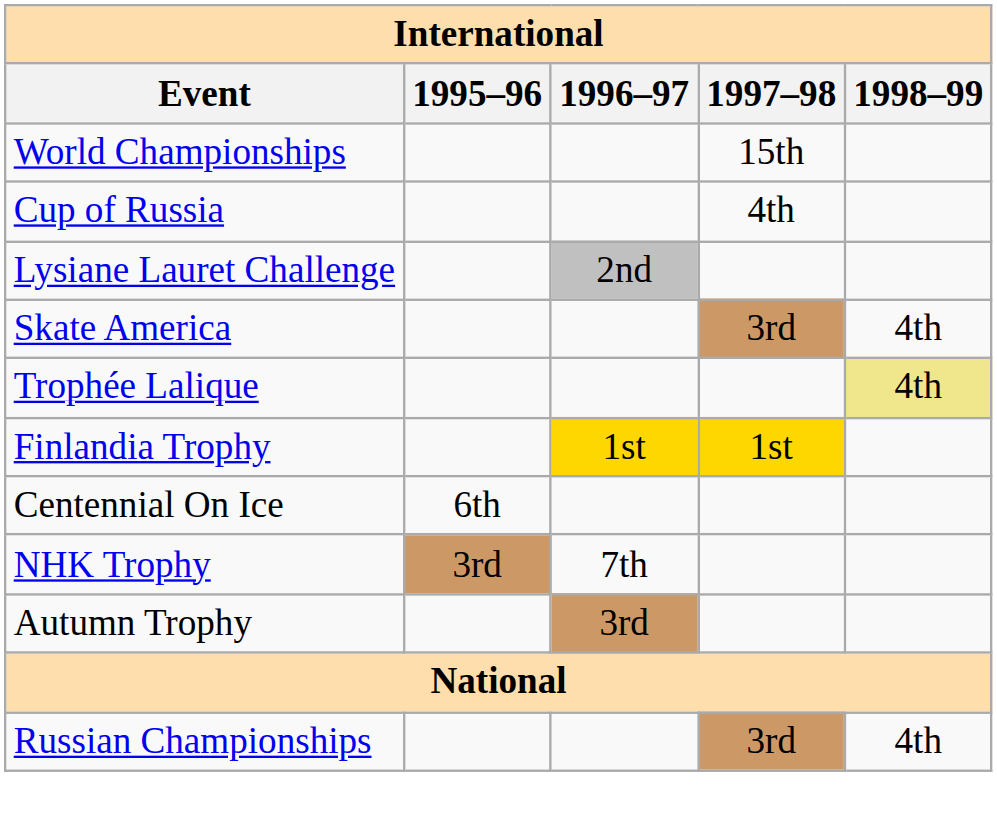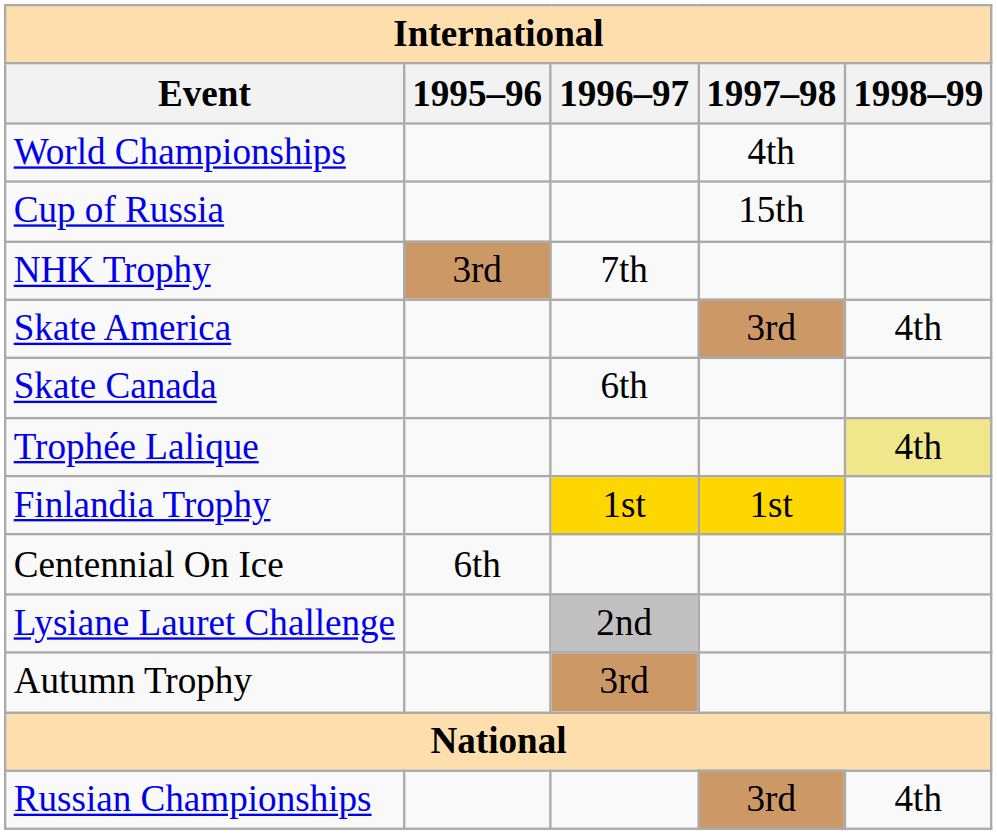(771, 151) 15th -> (771, 151) 4th
(771, 210) 4th -> (771, 210) 15th
rows swapped: (112, 563) <-> (204, 269)
+ row: (115, 387)
